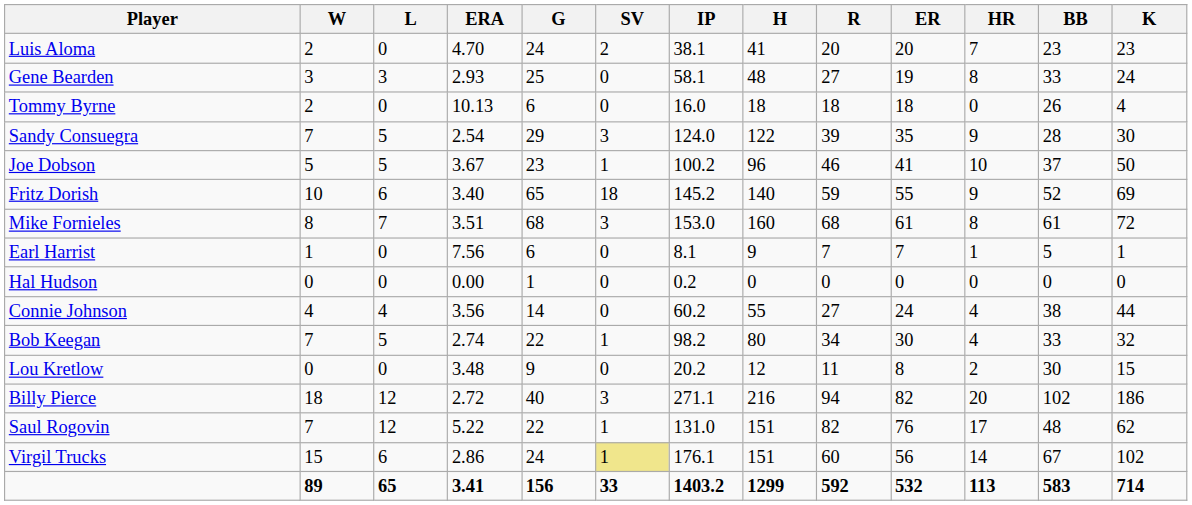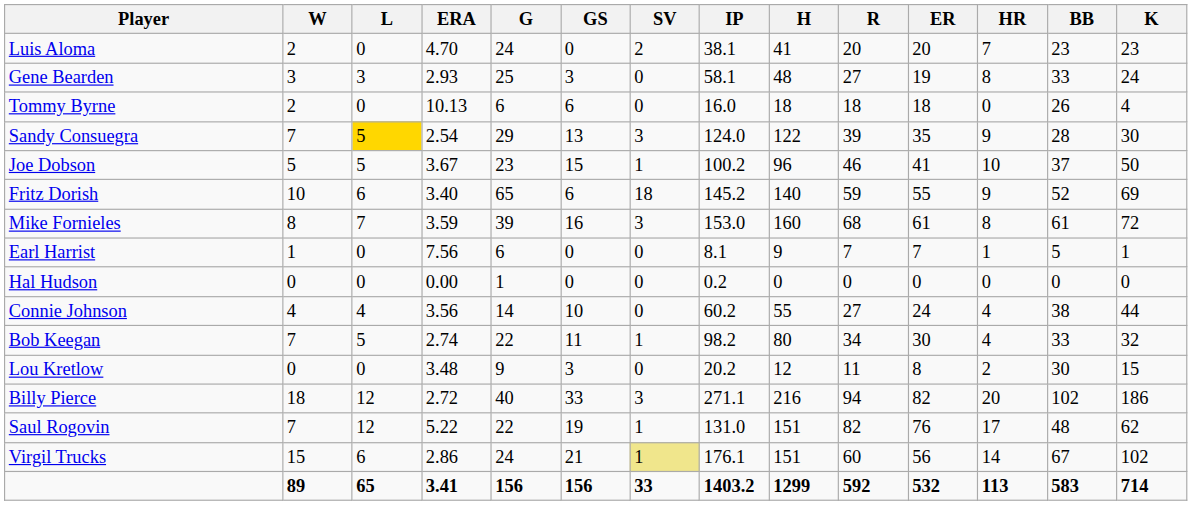+ column: (595, 19)
(383, 135) no background -> (361, 135) gold background
(468, 223) 3.51 -> (442, 223) 3.59
(535, 223) 68 -> (505, 223) 39
